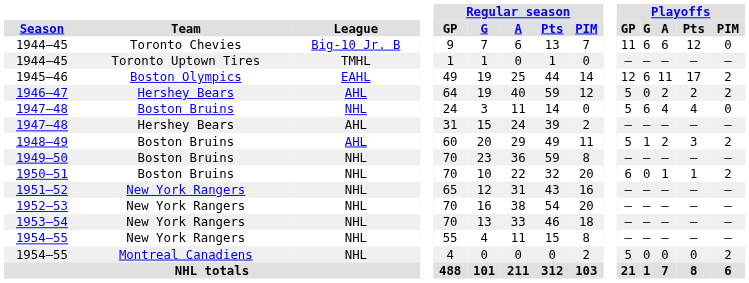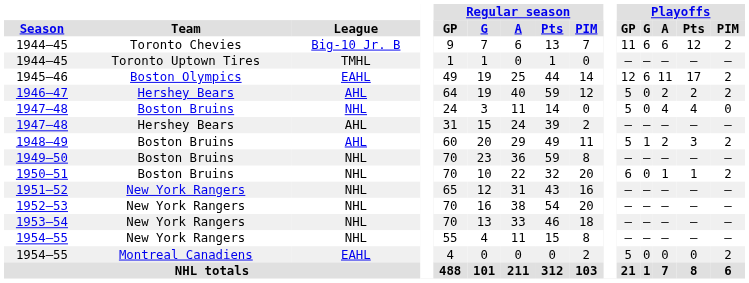(728, 44) 0 -> (728, 44) 2
(647, 109) 6 -> (647, 109) 0
(356, 254) NHL -> (356, 254) EAHL
